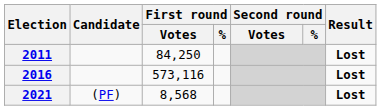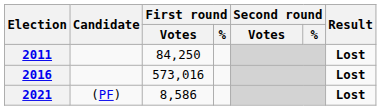(178, 75) 573,116 -> (178, 75) 573,016
(178, 95) 8,568 -> (178, 95) 8,586
